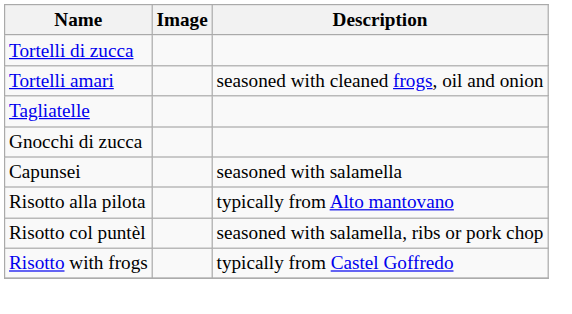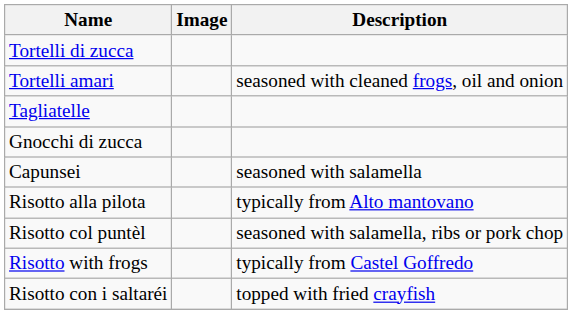+ row: (88, 293)
